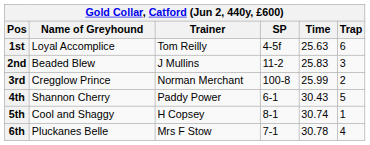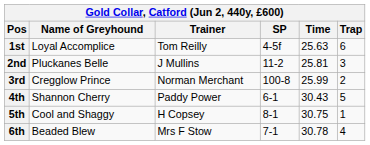(63, 64) Beaded Blew -> (70, 64) Pluckanes Belle
(315, 64) 25.83 -> (315, 64) 25.81
(315, 115) 30.74 -> (315, 115) 30.75
(70, 132) Pluckanes Belle -> (63, 132) Beaded Blew
